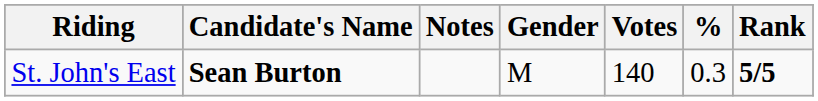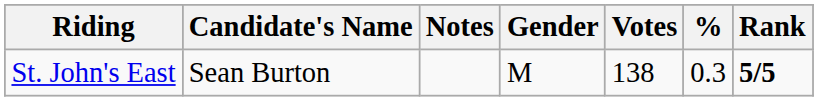(265, 72) bold -> (260, 72) normal
(633, 72) 140 -> (633, 72) 138
